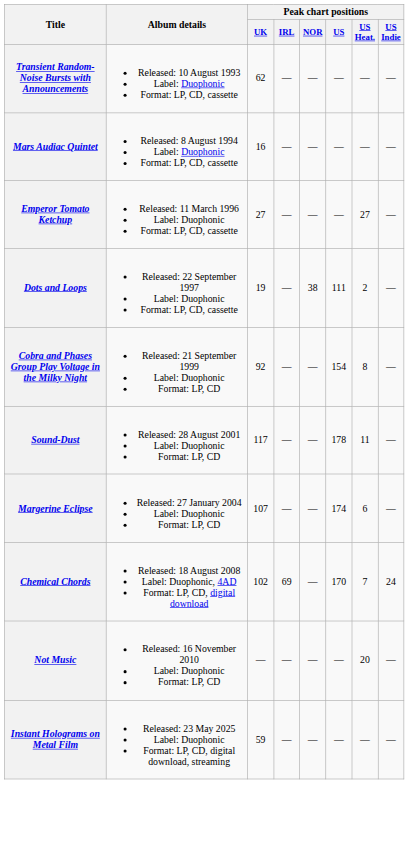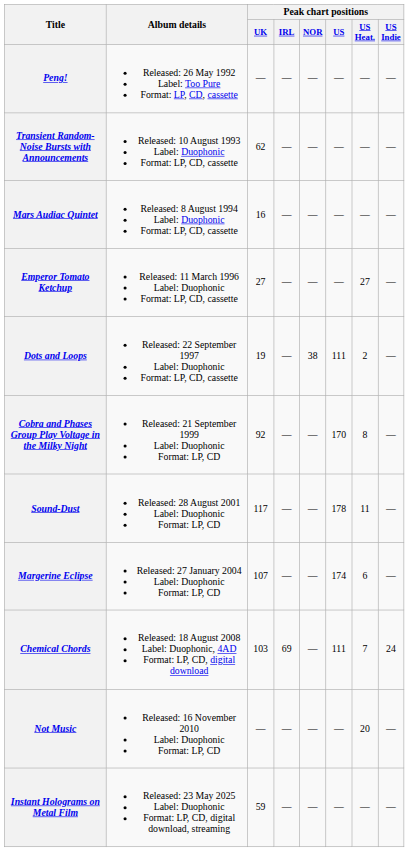+ row: (55, 78)
(339, 367) 154 -> (339, 434) 170
(261, 581) 102 -> (261, 649) 103
(339, 581) 170 -> (339, 649) 111
